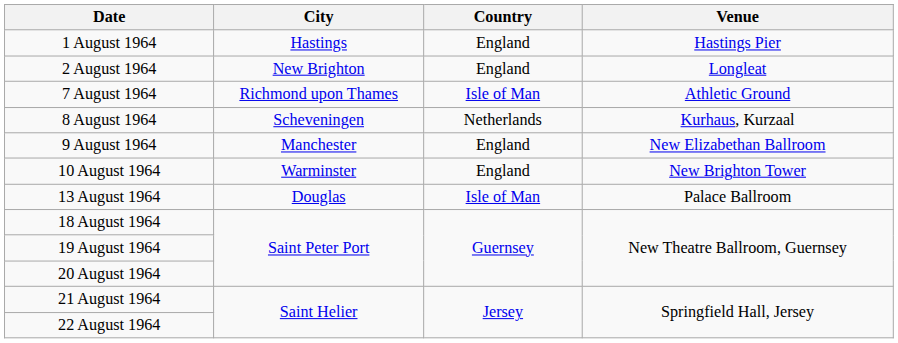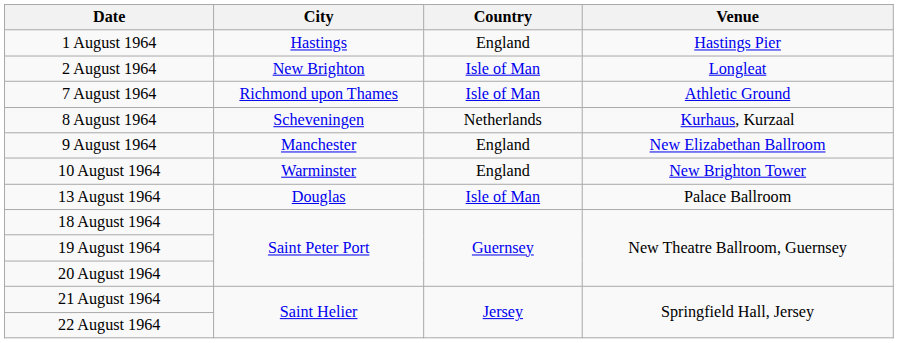(503, 68) England -> (503, 68) Isle of Man
